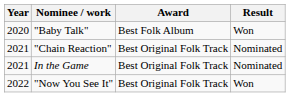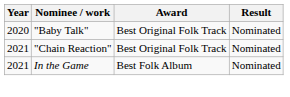(156, 30) Best Folk Album -> (172, 30) Best Original Folk Track
(244, 30) Won -> (256, 30) Nominated
(173, 65) Best Original Folk Track -> (154, 65) Best Folk Album
- row: (74, 83)
